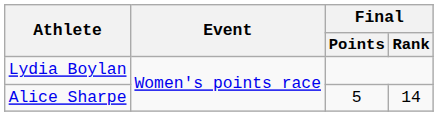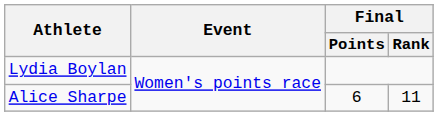(357, 98) 5 -> (357, 98) 6
(411, 98) 14 -> (411, 98) 11
